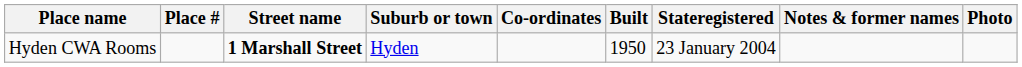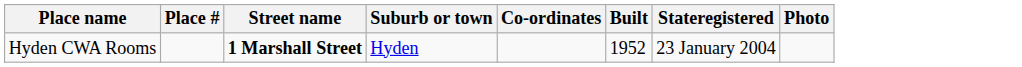- column: (872, 18)
(628, 47) 1950 -> (628, 47) 1952
